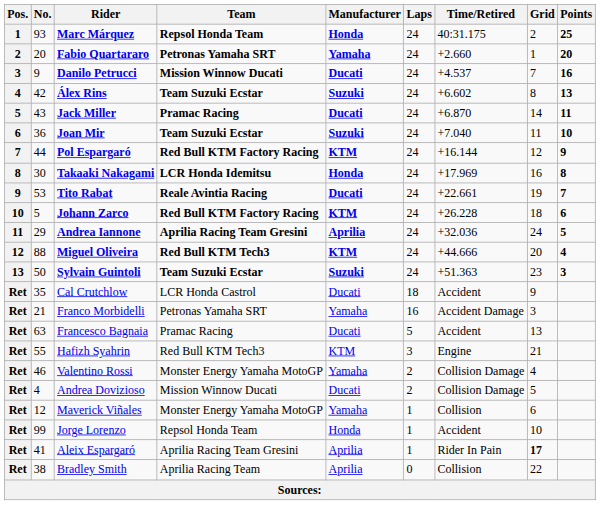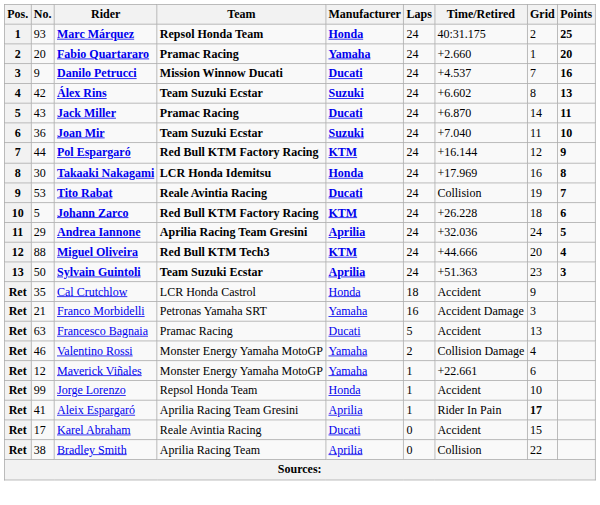(218, 54) Petronas Yamaha SRT -> (199, 54) Pramac Racing
(457, 192) +22.661 -> (459, 192) Collision
(346, 271) Suzuki -> (347, 271) Aprilia
(344, 291) Ducati -> (344, 291) Honda
- row: (93, 351)
- row: (101, 390)
(459, 410) Collision -> (457, 370) +22.661
+ row: (94, 430)
